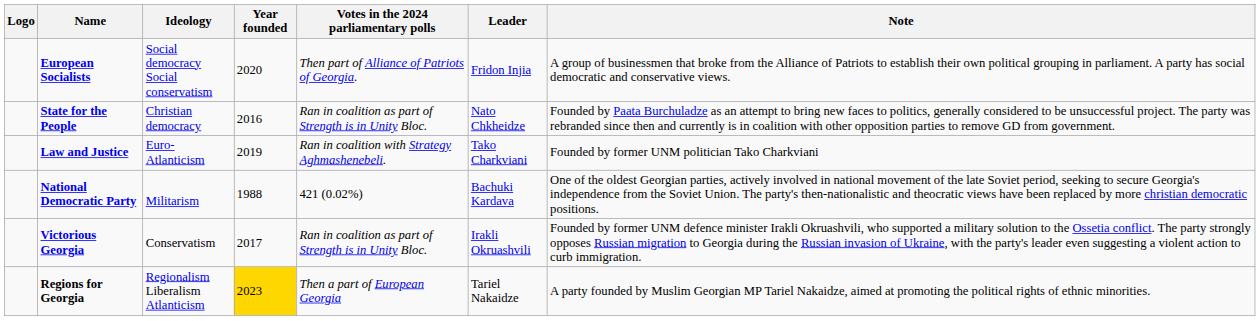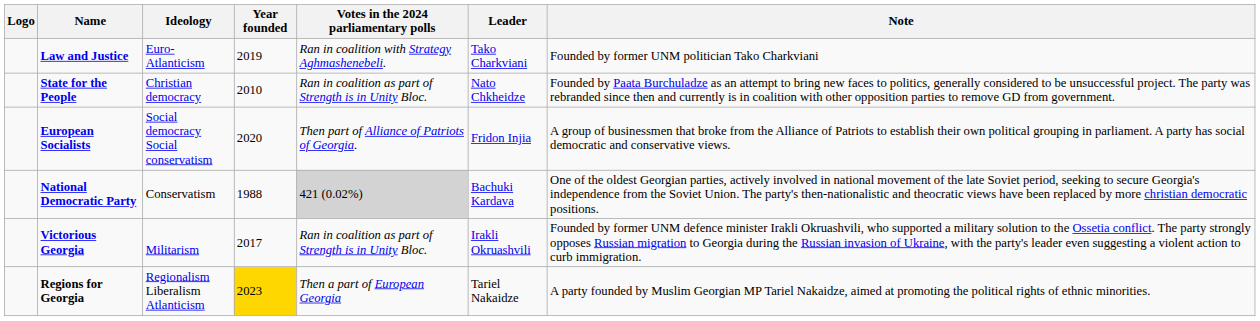rows swapped: (67, 70) <-> (84, 152)
(249, 118) 2016 -> (249, 90) 2010
(172, 201) Militarism -> (180, 194) Conservatism
(331, 194) no background -> (331, 194) lightgrey background
(180, 242) Conservatism -> (172, 249) Militarism
